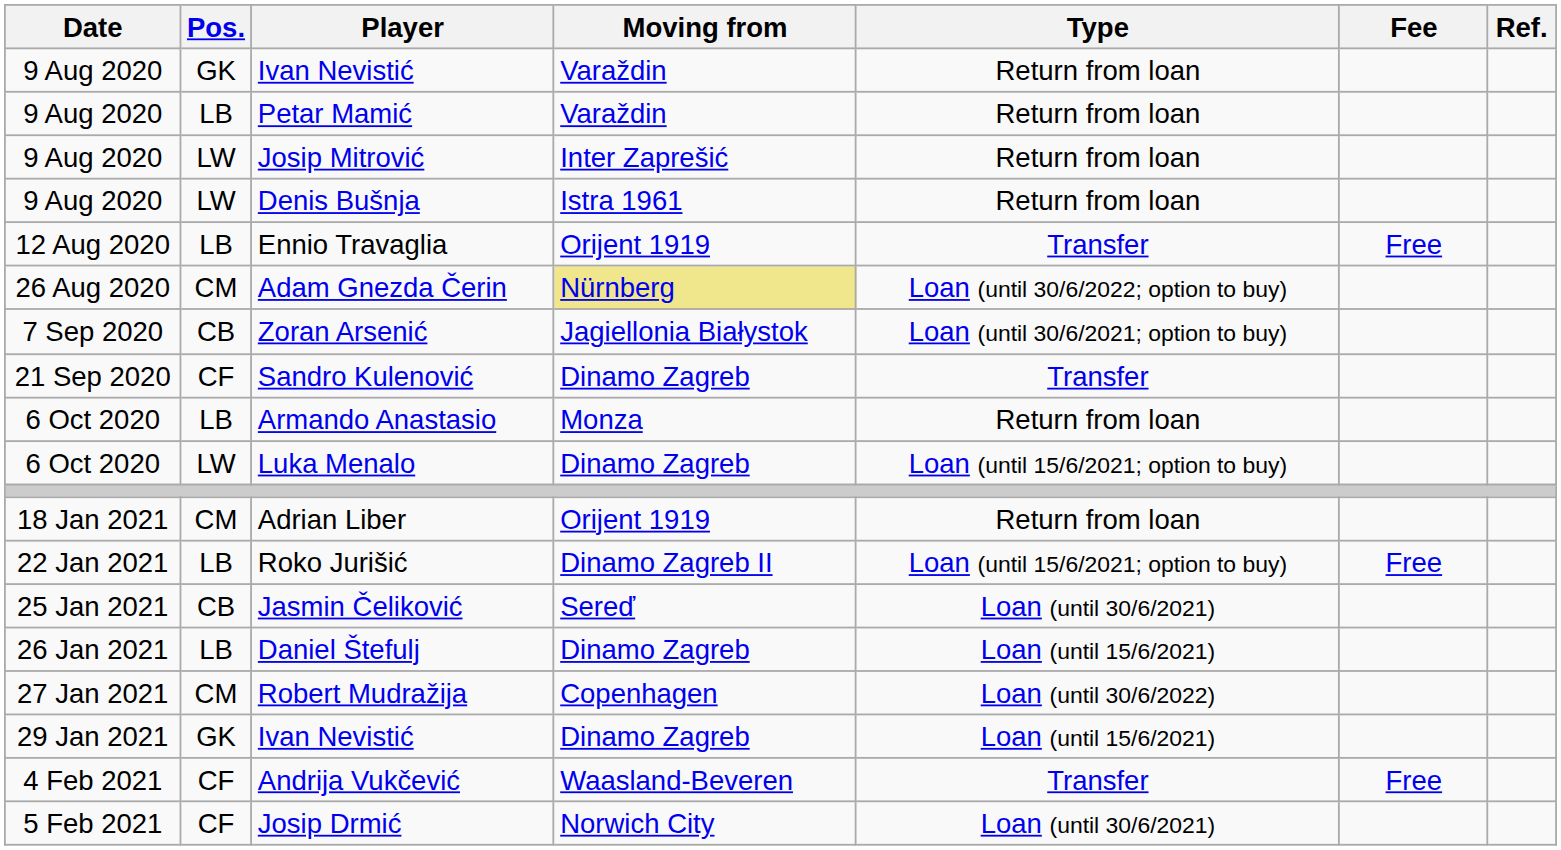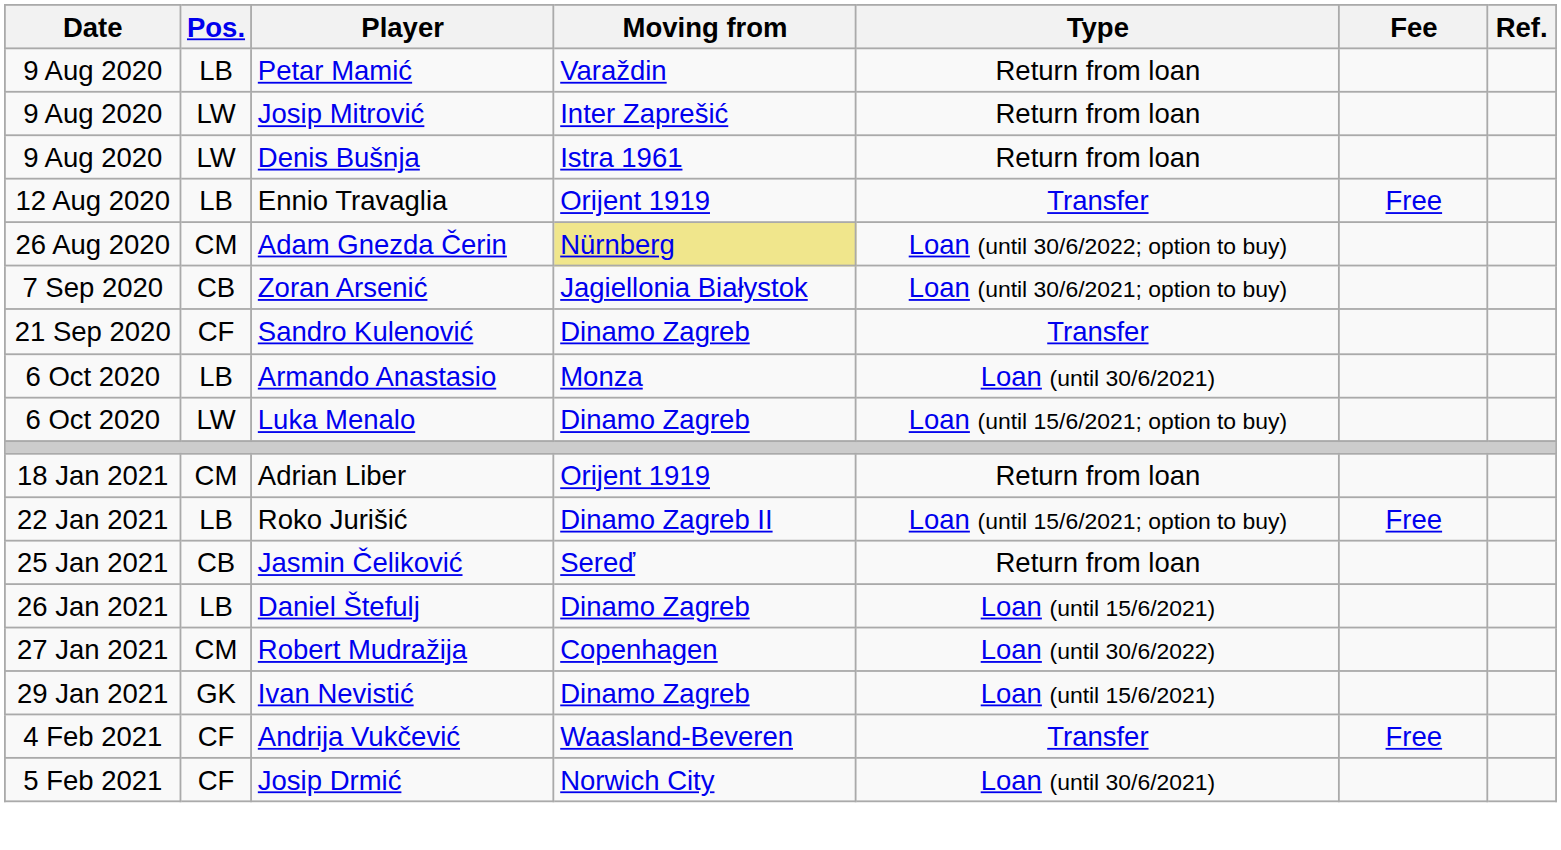- row: (93, 70)
(1098, 419) Return from loan -> (1098, 375) Loan (until 30/6/2021)
(1098, 606) Loan (until 30/6/2021) -> (1098, 562) Return from loan
